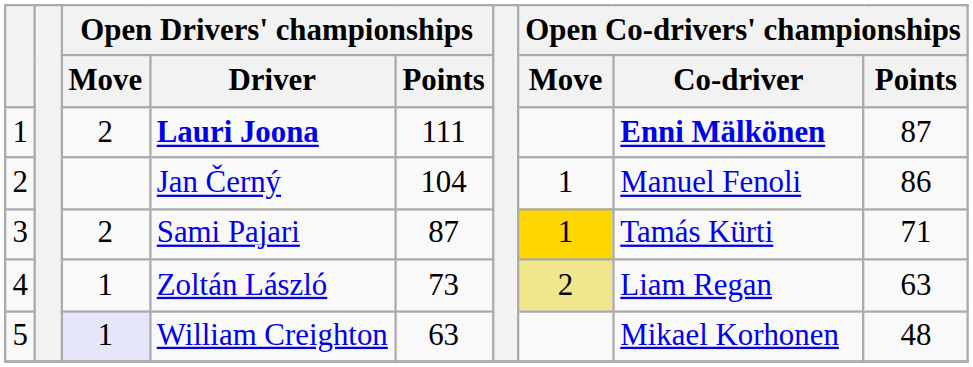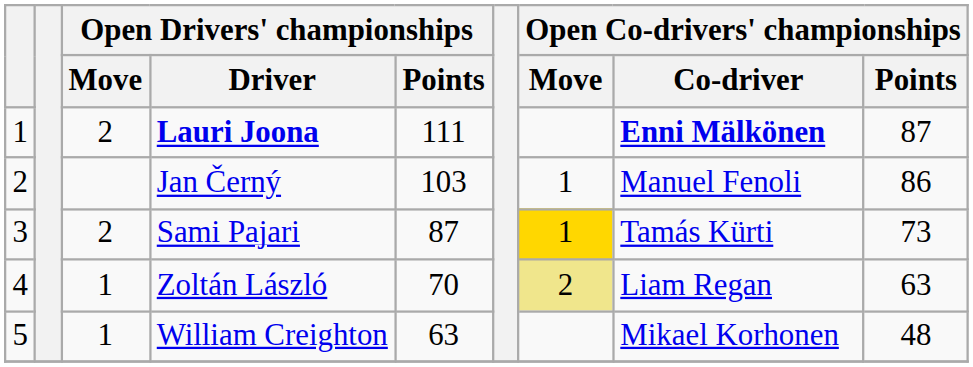(444, 182) 104 -> (444, 182) 103
(916, 233) 71 -> (916, 233) 73
(444, 284) 73 -> (444, 284) 70
(105, 335) lavender background -> (105, 335) no background
